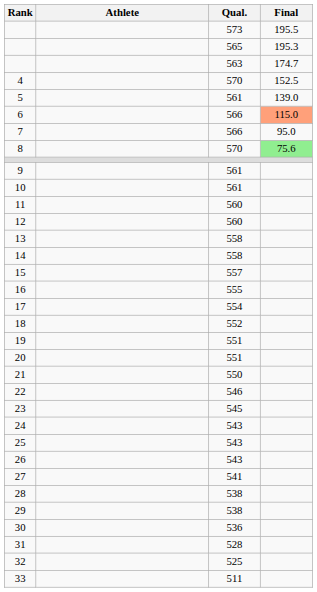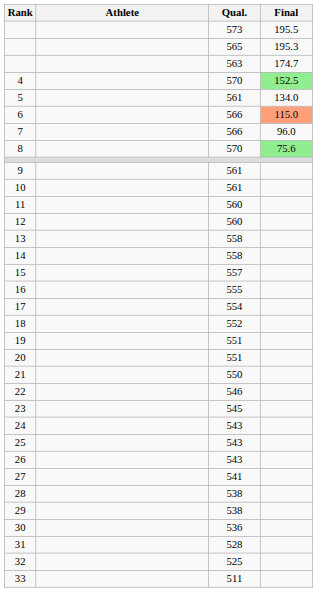(286, 81) no background -> (286, 81) lightgreen background
(286, 98) 139.0 -> (286, 98) 134.0
(286, 132) 95.0 -> (286, 132) 96.0
